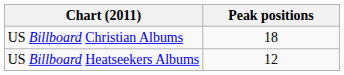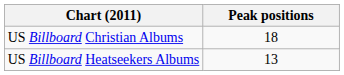(271, 59) 12 -> (271, 59) 13
